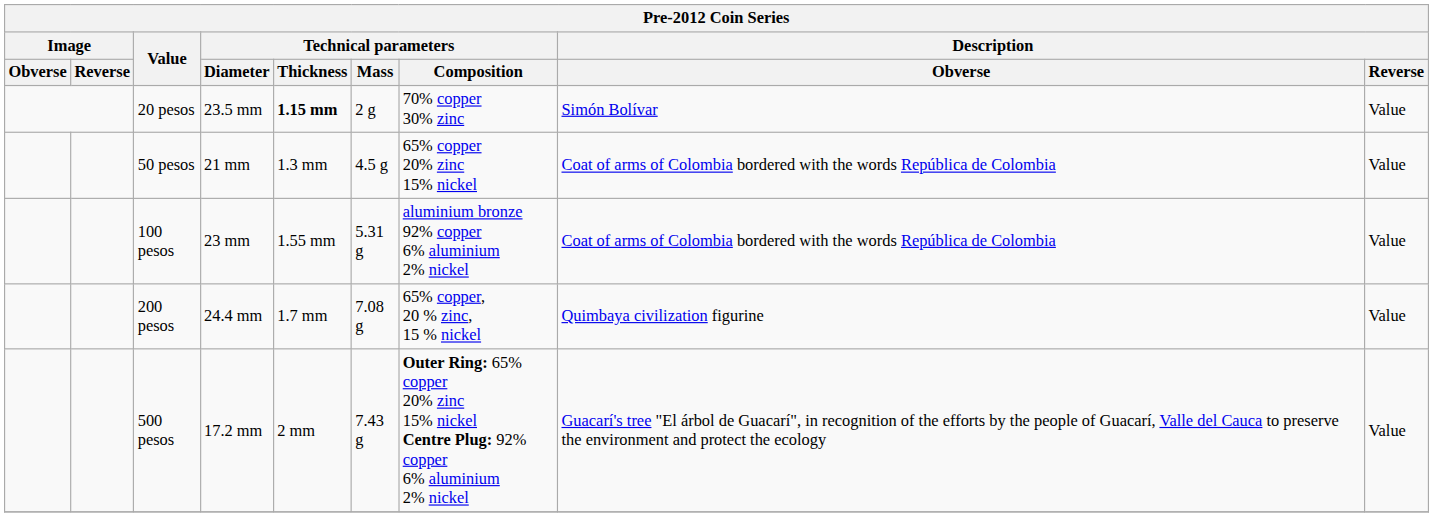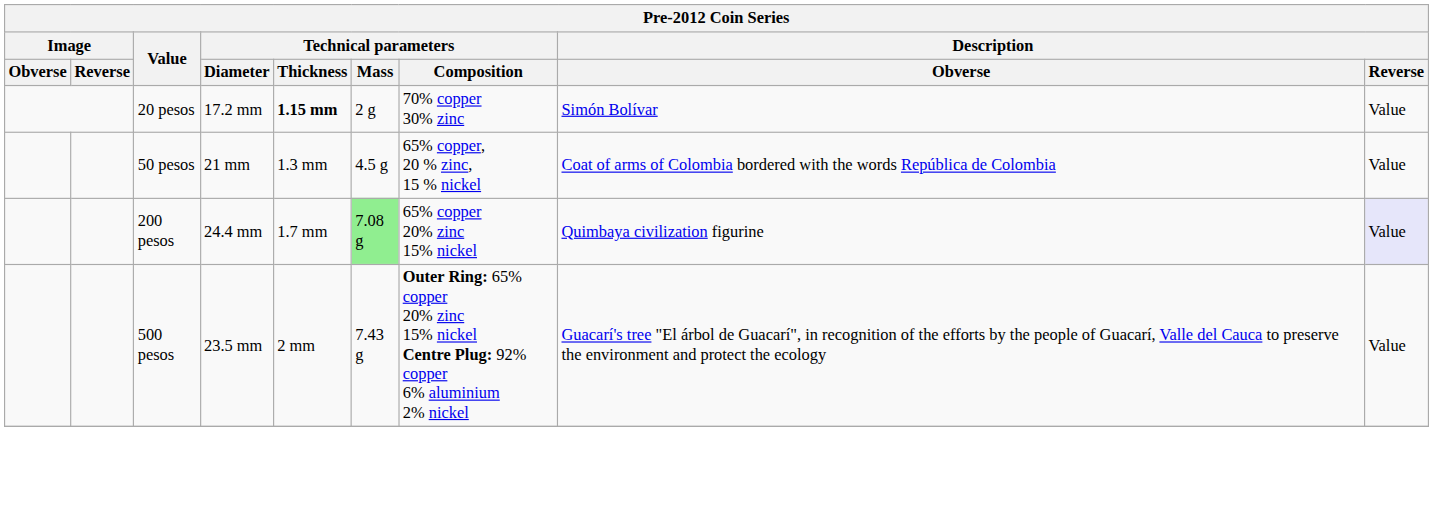(233, 109) 23.5 mm -> (233, 109) 17.2 mm
(442, 165) 65% copper 20% zinc 15% nickel -> (444, 165) 65% copper, 20 % zinc, 15 % nickel
- row: (156, 241)
(370, 316) no background -> (370, 231) lightgreen background
(444, 316) 65% copper, 20 % zinc, 15 % nickel -> (442, 231) 65% copper 20% zinc 15% nickel
(1387, 316) no background -> (1387, 231) lavender background
(233, 430) 17.2 mm -> (233, 345) 23.5 mm
